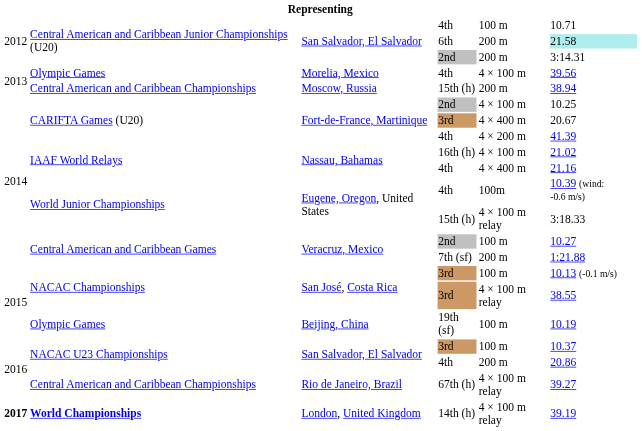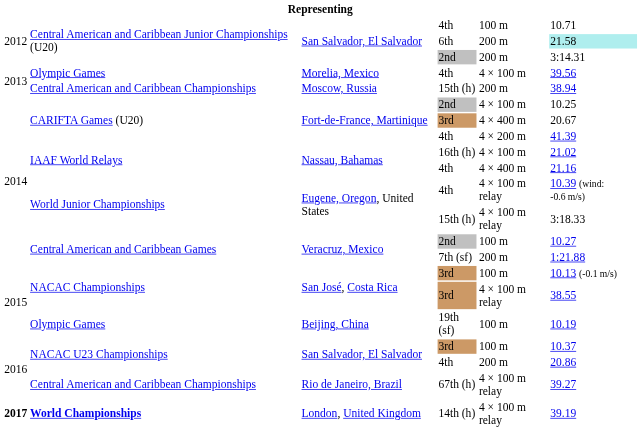(492, 190) 100m -> (502, 190) 4 × 100 m relay
